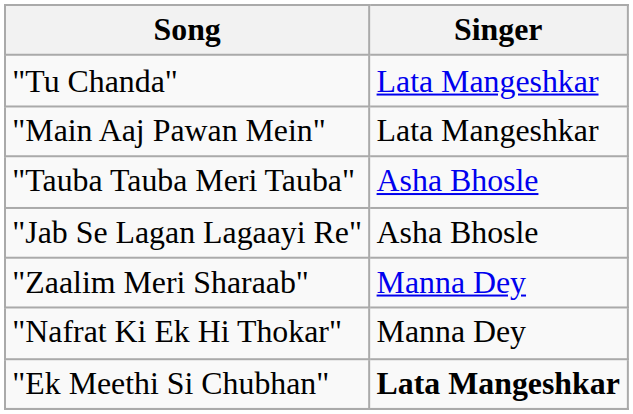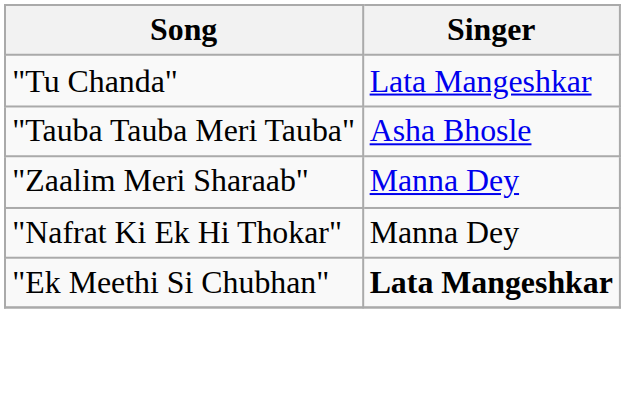- row: (169, 130)
- row: (187, 231)
